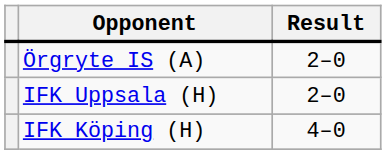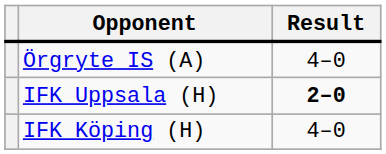(326, 60) 2–0 -> (326, 60) 4–0
(326, 96) normal -> (326, 96) bold
